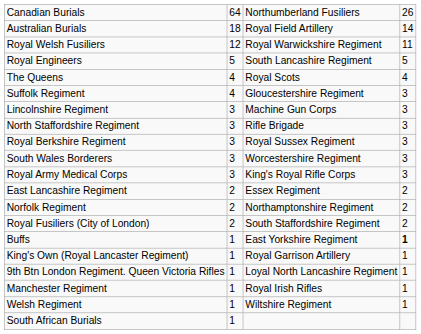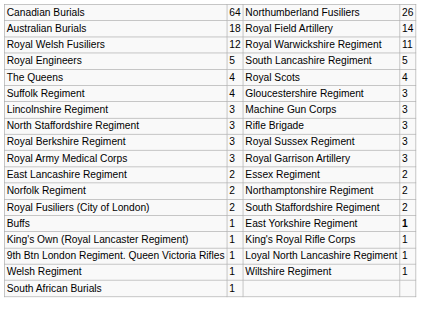- row: (59, 158)
(300, 175) King's Royal Rifle Corps -> (298, 158) Royal Garrison Artillery
(298, 256) Royal Garrison Artillery -> (300, 239) King's Royal Rifle Corps
- row: (57, 288)
